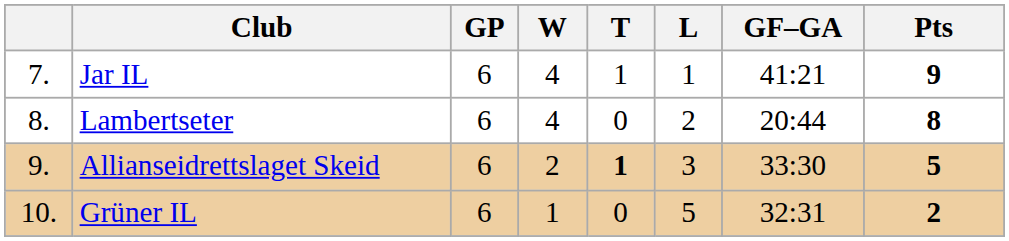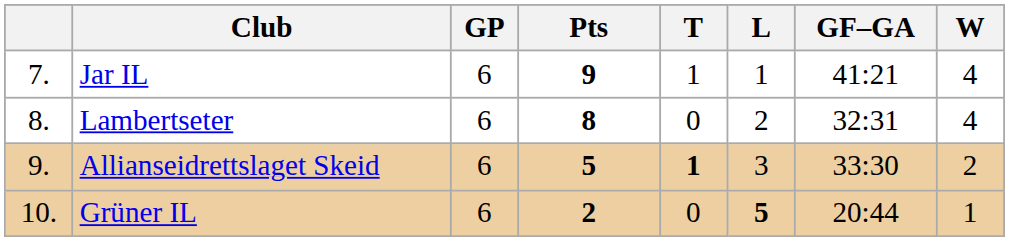columns swapped: (552, 27) <-> (934, 27)
(793, 119) 20:44 -> (866, 119) 32:31
(688, 212) normal -> (761, 212) bold
(793, 212) 32:31 -> (866, 212) 20:44
